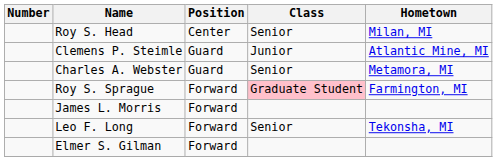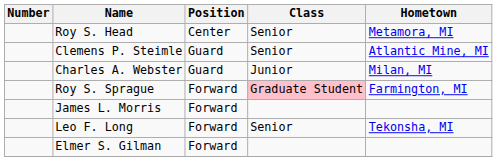(401, 33) Milan, MI -> (411, 33) Metamora, MI
(271, 52) Junior -> (271, 52) Senior
(271, 71) Senior -> (271, 71) Junior
(411, 71) Metamora, MI -> (401, 71) Milan, MI
